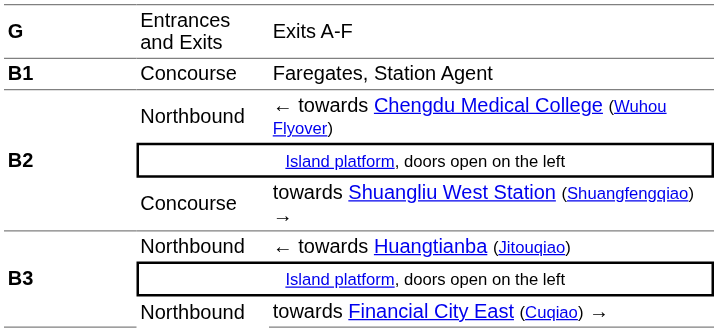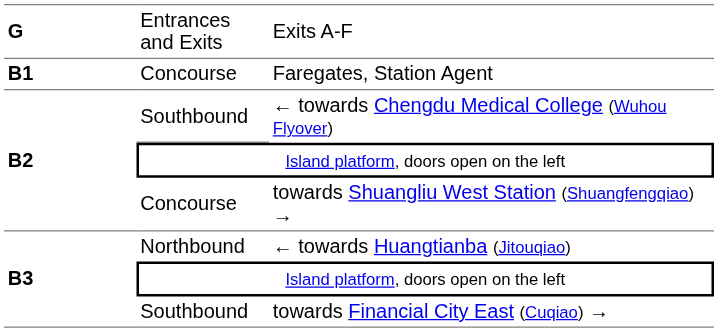(193, 116) Northbound -> (194, 115) Southbound
(193, 312) Northbound -> (194, 311) Southbound
